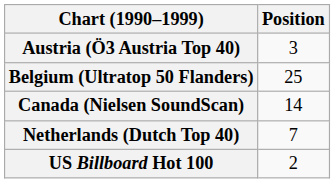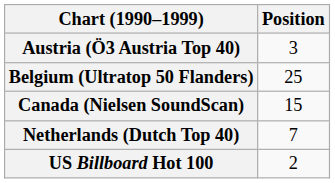(293, 105) 14 -> (293, 105) 15
